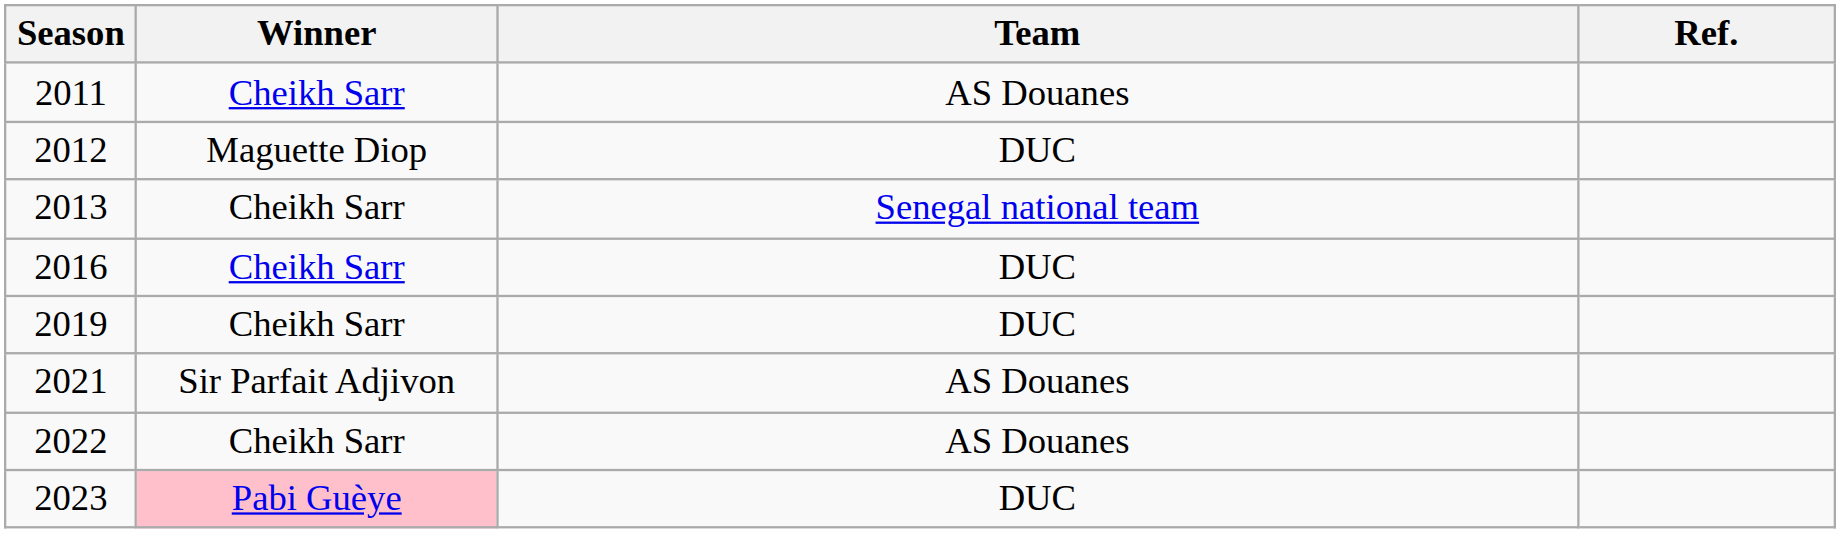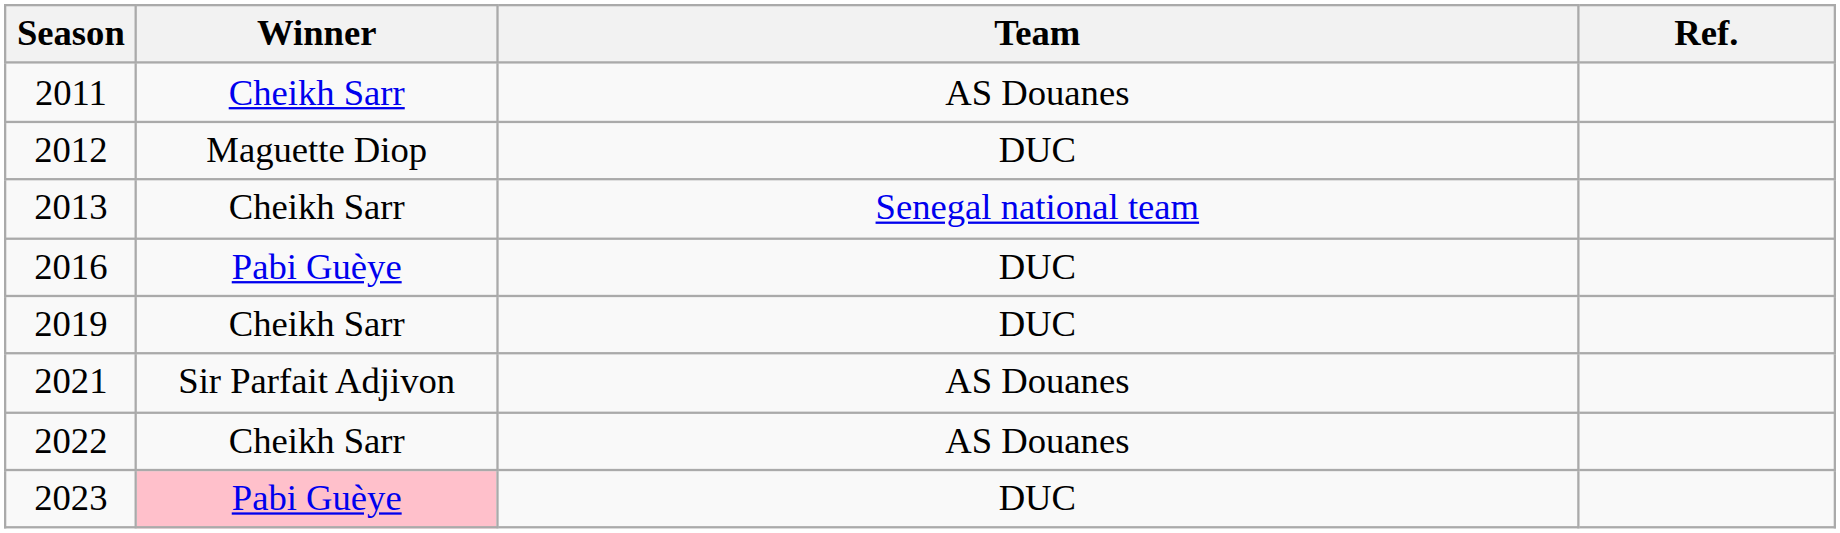(317, 265) Cheikh Sarr -> (317, 265) Pabi Guèye
